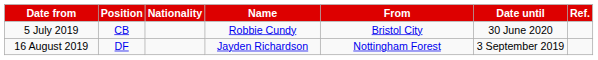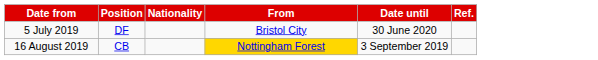- column: (263, 13)
(122, 30) CB -> (122, 30) DF
(122, 47) DF -> (122, 47) CB
(397, 47) no background -> (281, 47) gold background
